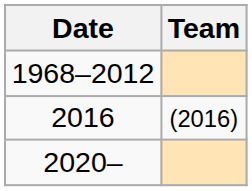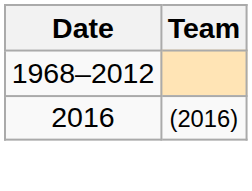- row: (83, 163)
